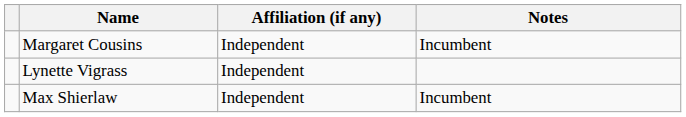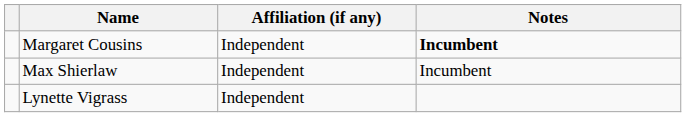(455, 44) normal -> (459, 44) bold
rows swapped: (70, 97) <-> (75, 71)
